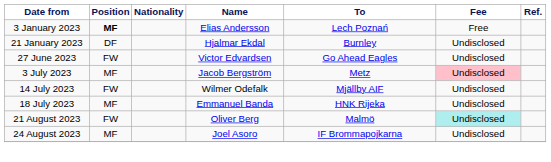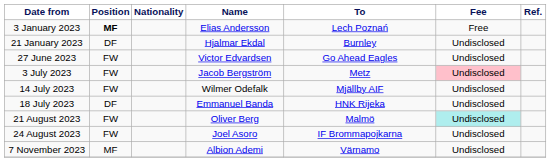(111, 73) MF -> (111, 73) FW
(111, 104) MF -> (111, 104) DF
(111, 134) MF -> (111, 134) FW
+ row: (47, 150)
